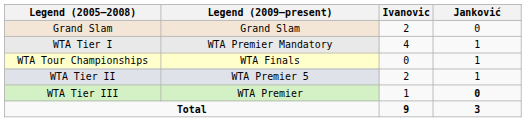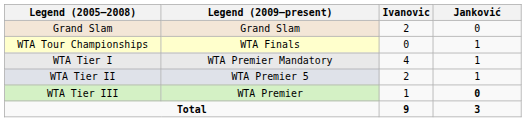rows swapped: (83, 61) <-> (83, 45)
